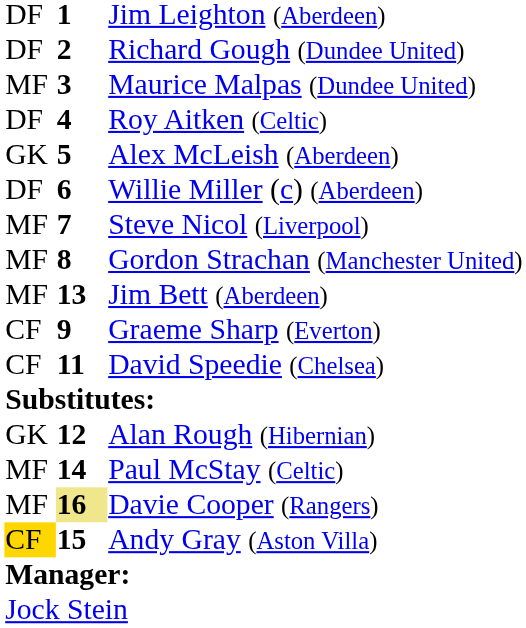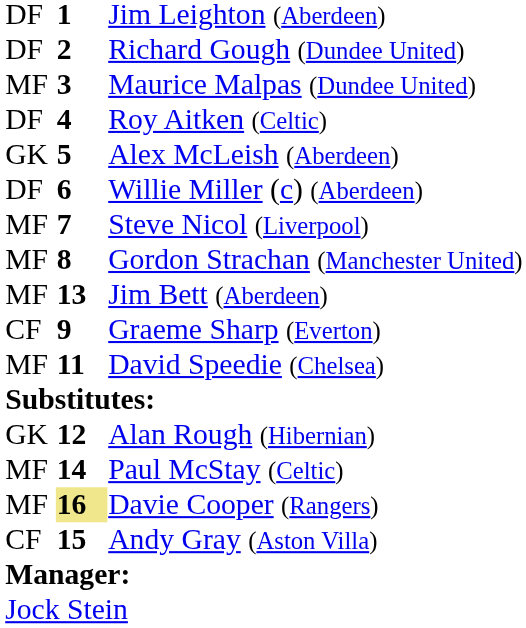(23, 364) CF -> (27, 364) MF
(23, 539) gold background -> (23, 539) no background
